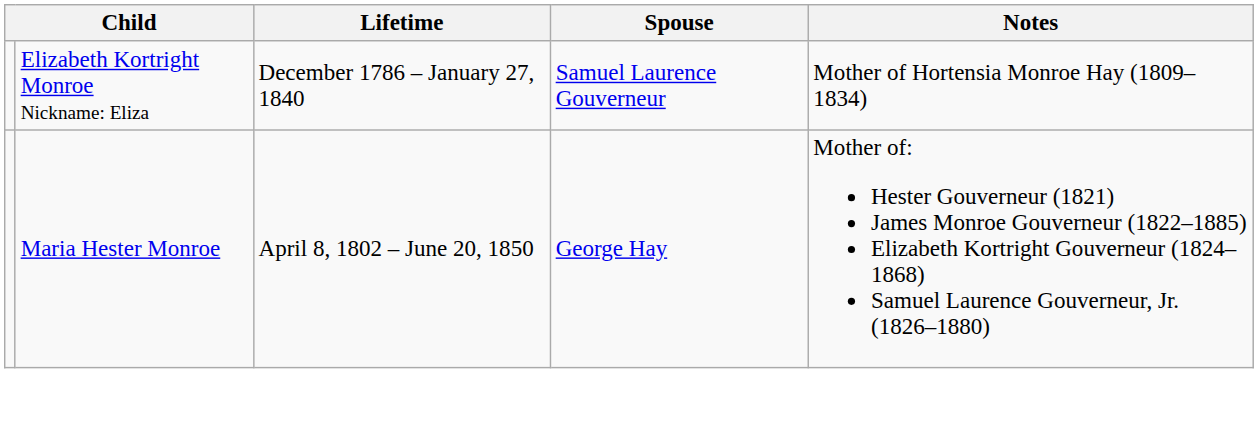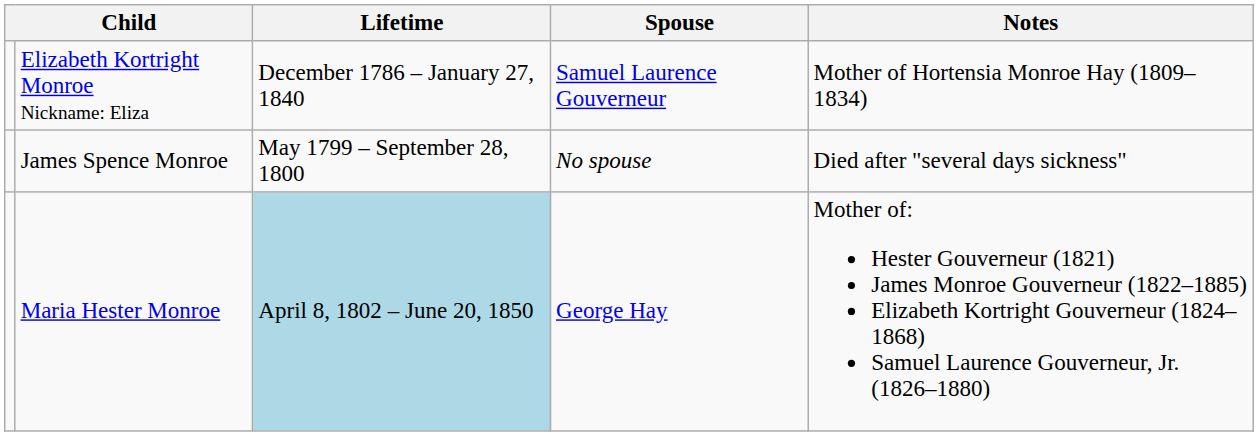+ row: (124, 160)
(396, 248) no background -> (396, 310) lightblue background
